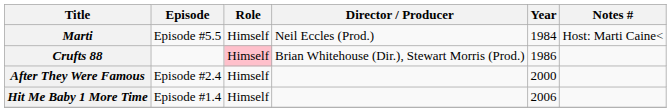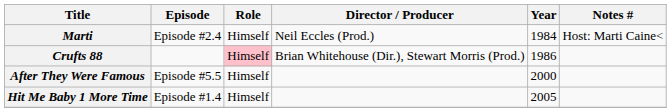(187, 35) Episode #5.5 -> (187, 35) Episode #2.4
(187, 76) Episode #2.4 -> (187, 76) Episode #5.5
(543, 96) 2006 -> (543, 96) 2005
